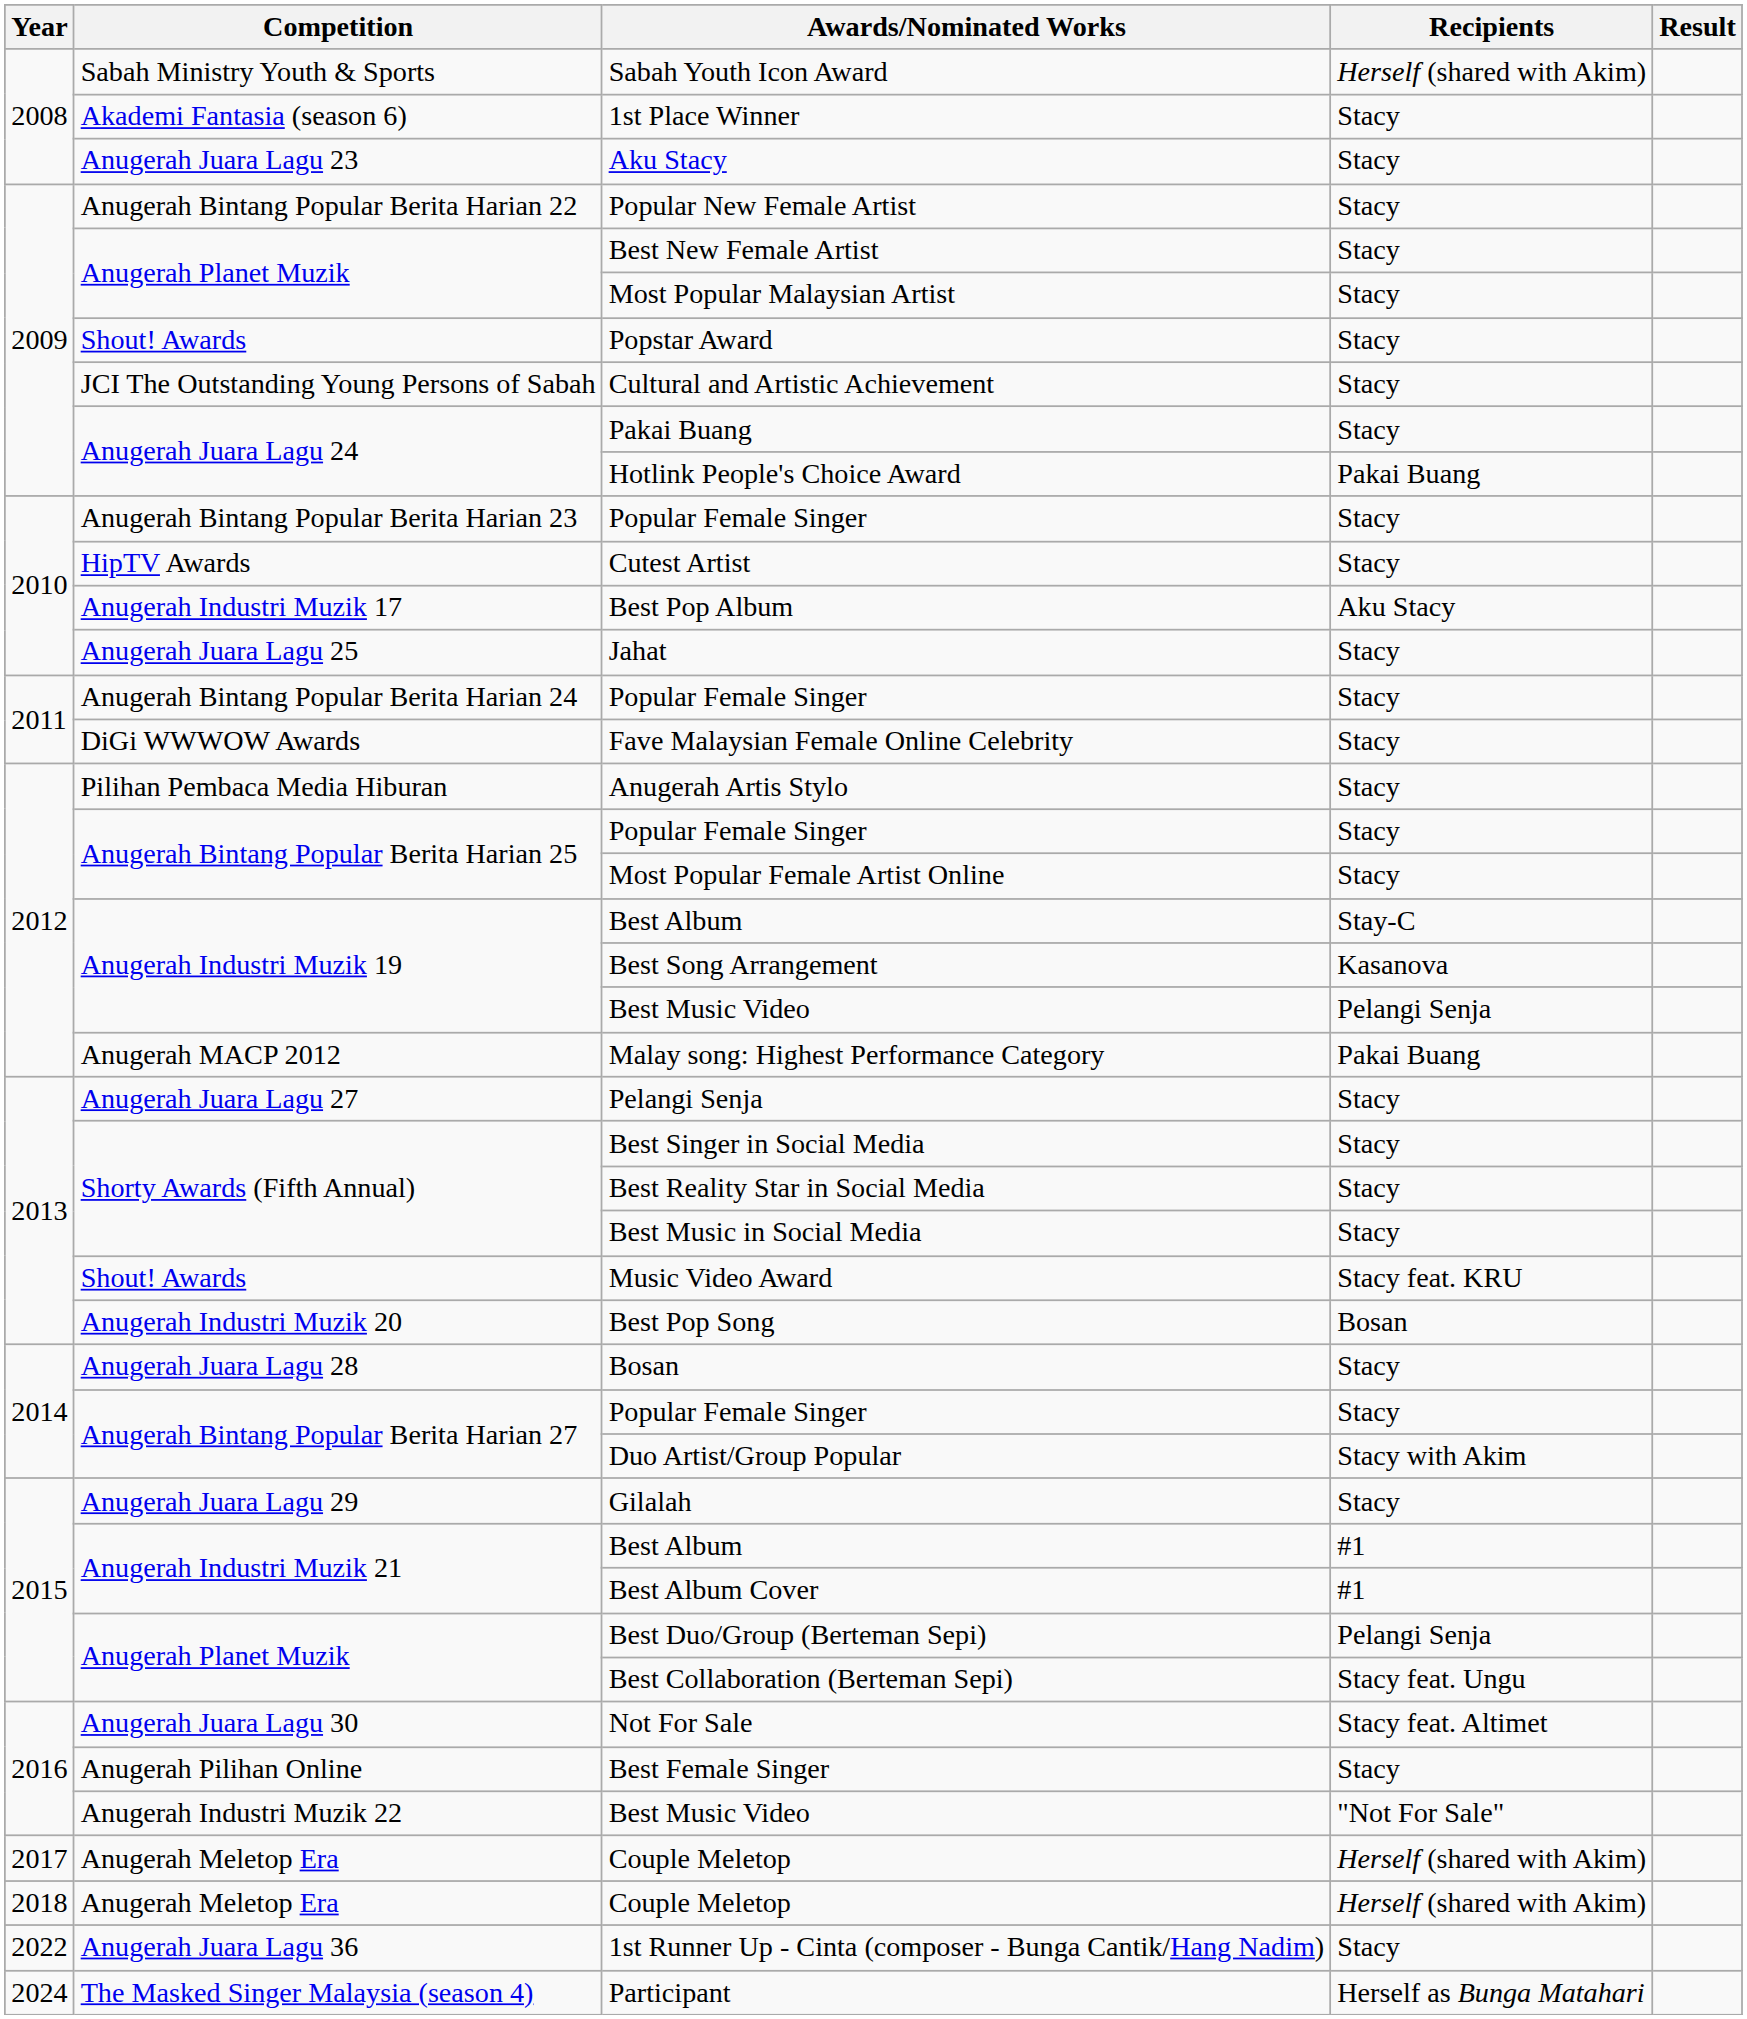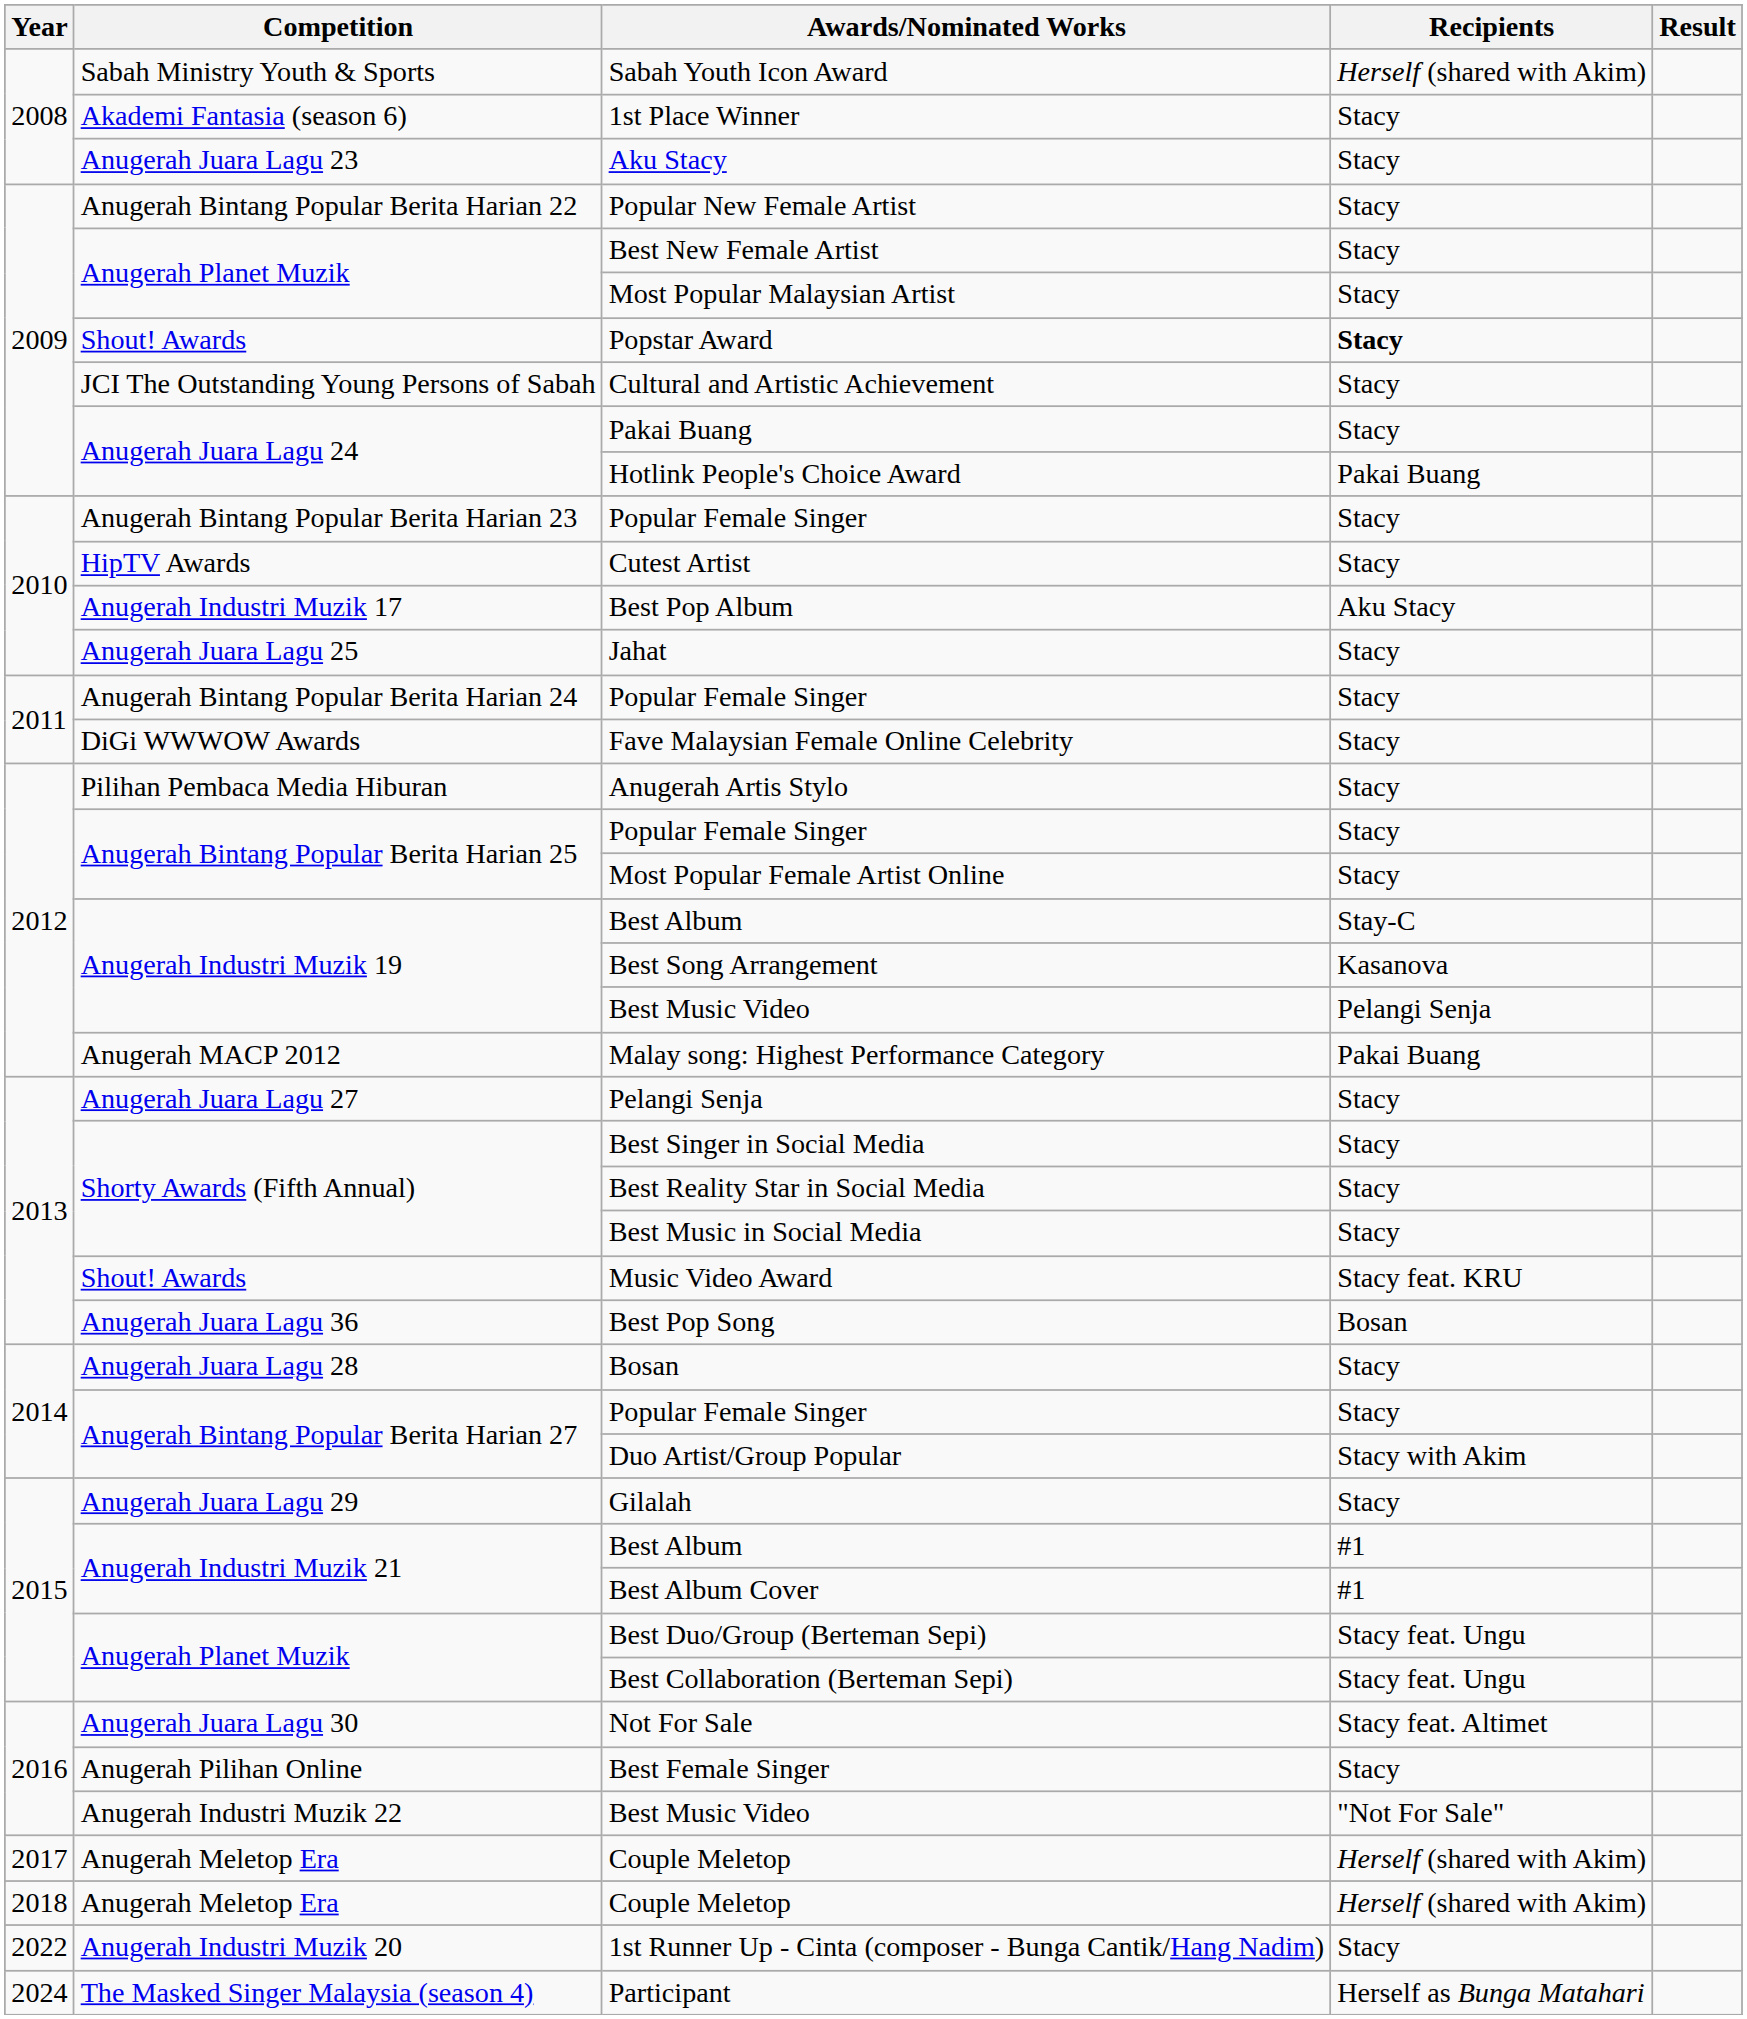(1369, 339) normal -> (1370, 339) bold
(241, 1321) Anugerah Industri Muzik 20 -> (219, 1321) Anugerah Juara Lagu 36
(1414, 1634) Pelangi Senja -> (1431, 1634) Stacy feat. Ungu
(219, 1947) Anugerah Juara Lagu 36 -> (241, 1947) Anugerah Industri Muzik 20
